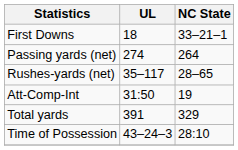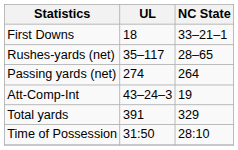rows swapped: (61, 74) <-> (62, 54)
(139, 94) 31:50 -> (148, 94) 43–24–3
(148, 134) 43–24–3 -> (139, 134) 31:50
